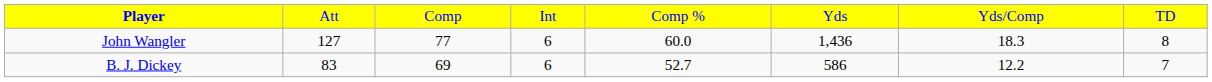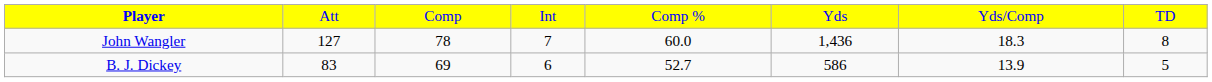(443, 40) 77 -> (443, 40) 78
(548, 40) 6 -> (548, 40) 7
(1011, 64) 12.2 -> (1011, 64) 13.9
(1165, 64) 7 -> (1165, 64) 5
